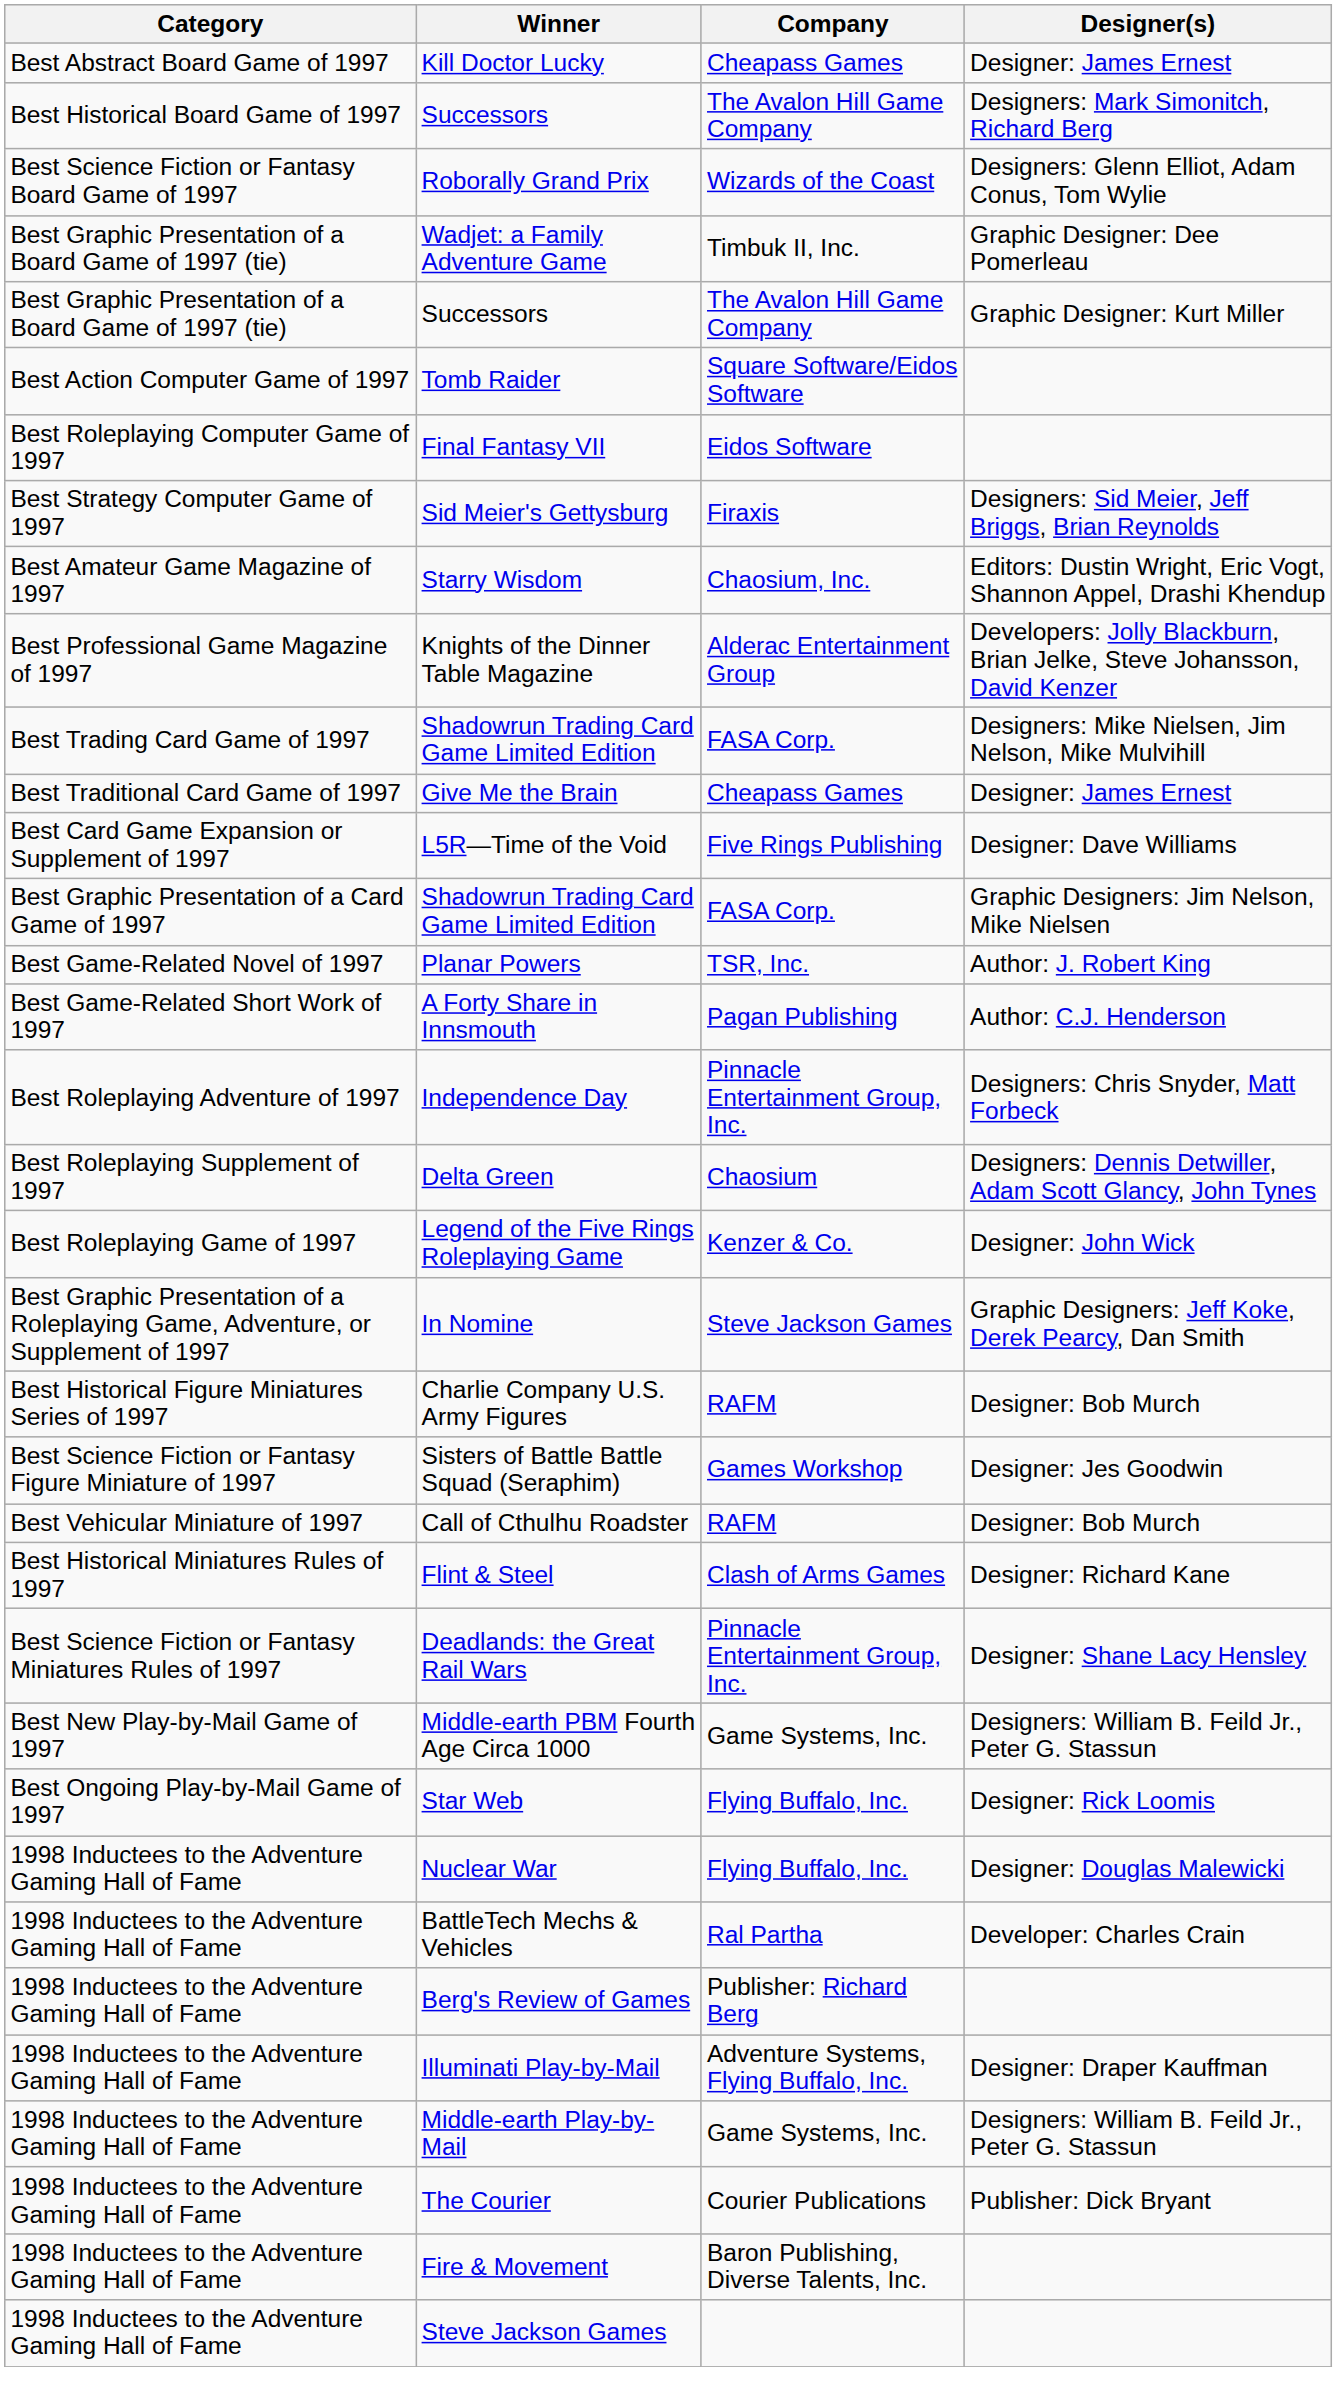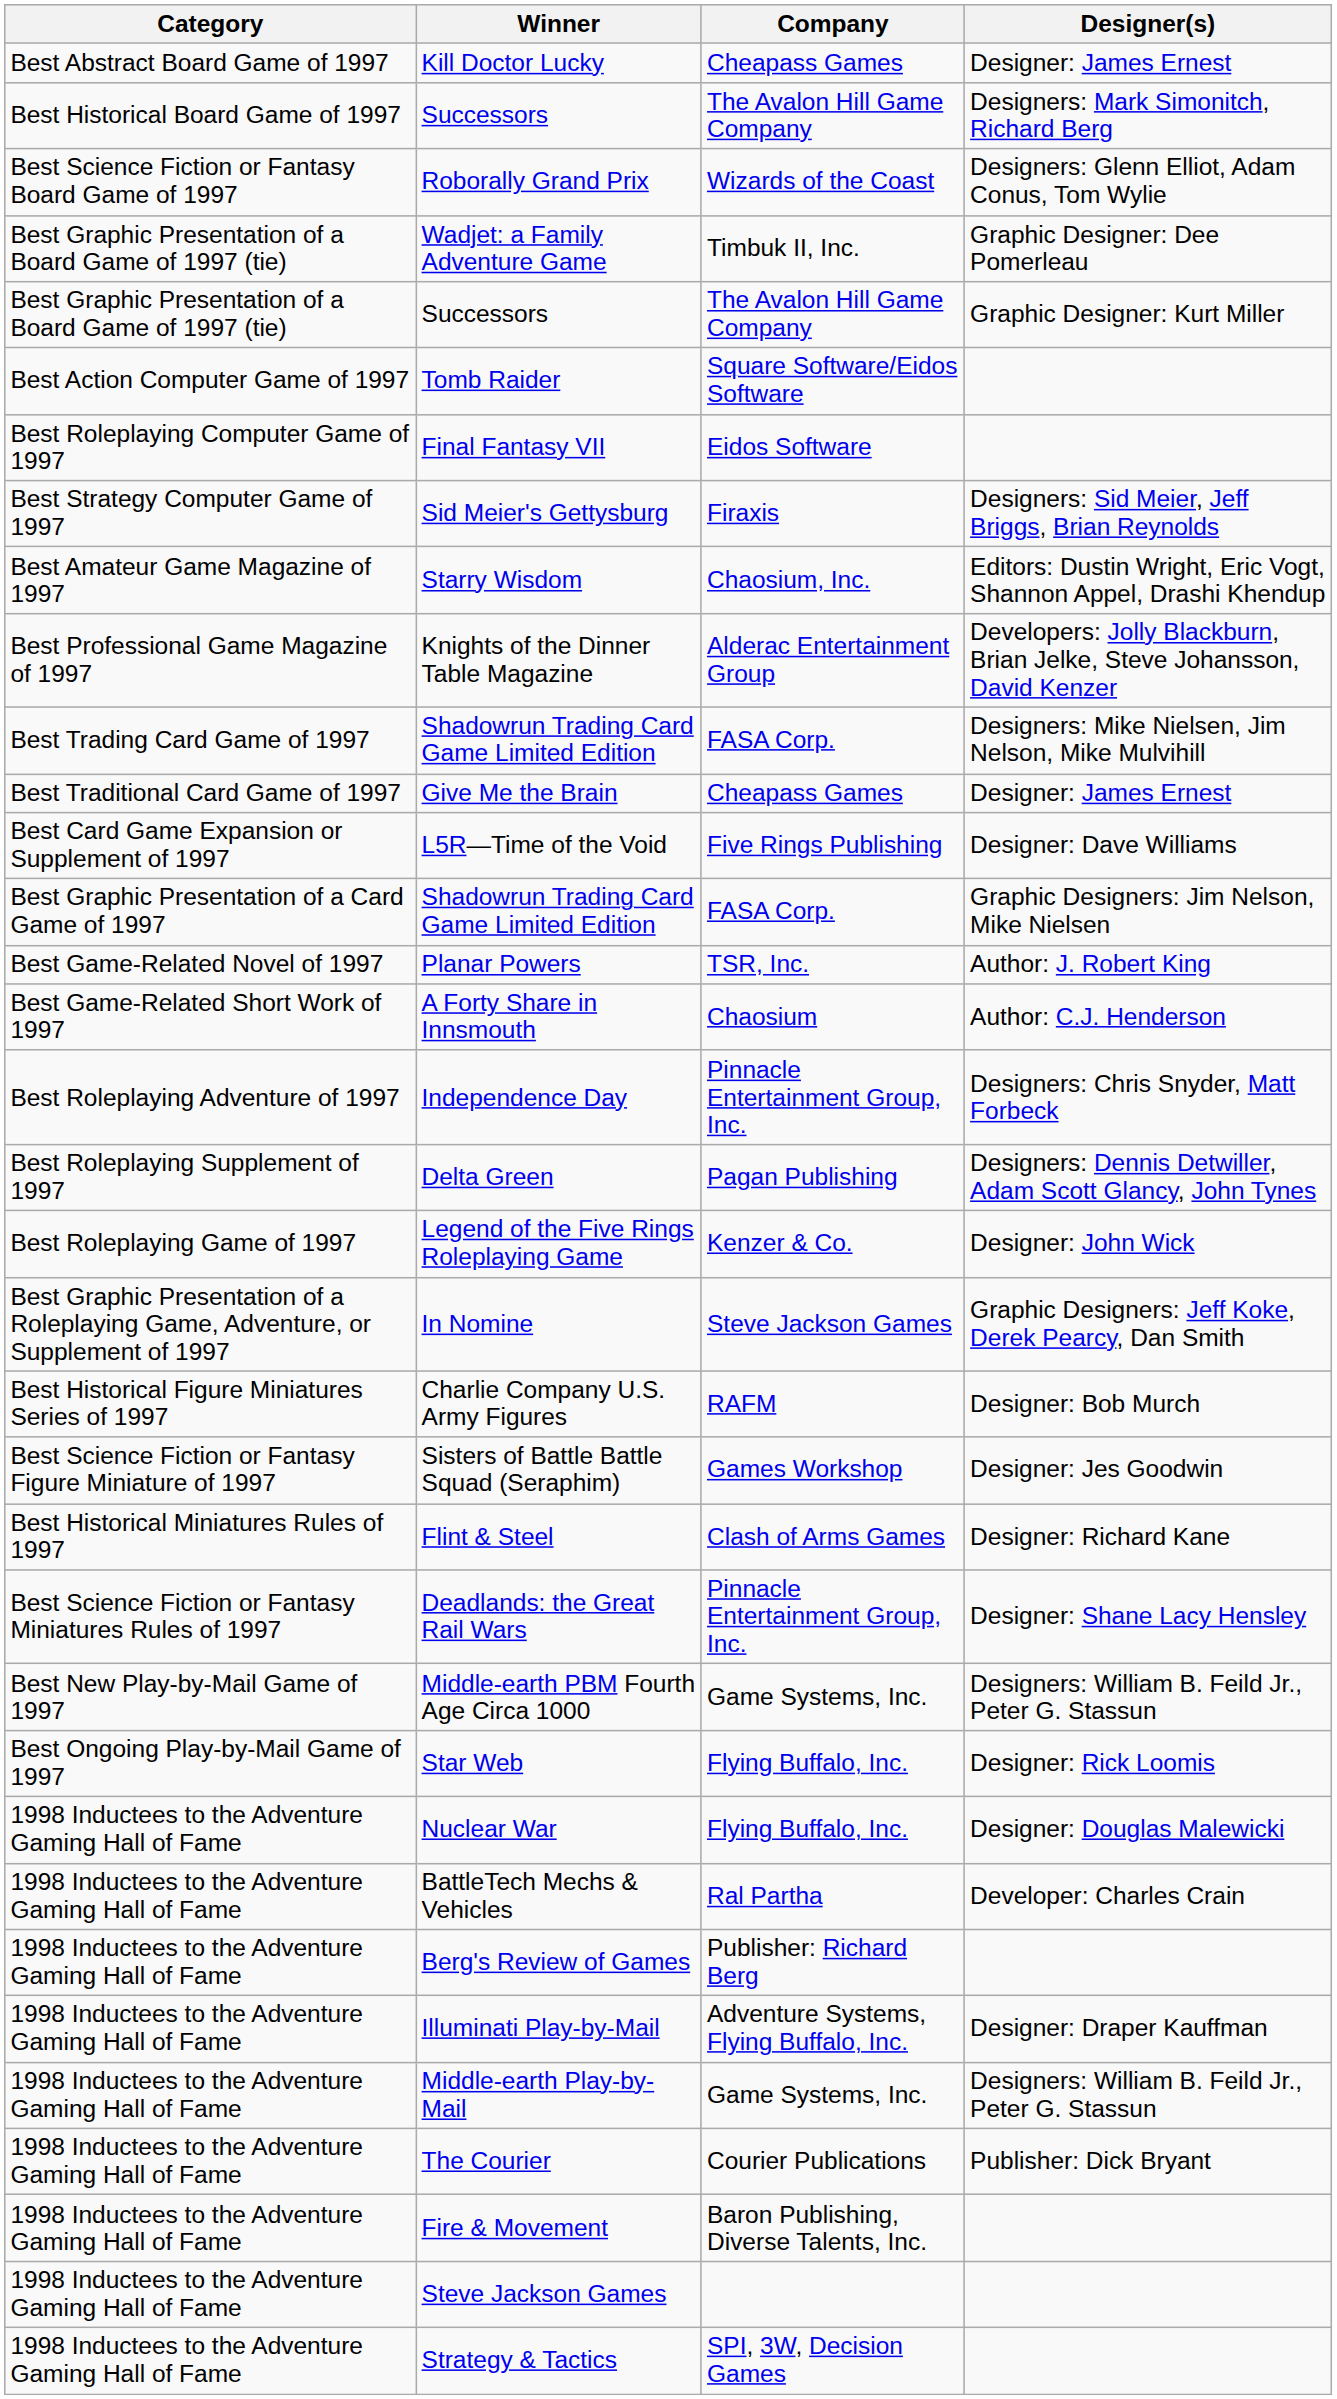(802, 1016) Pagan Publishing -> (762, 1016) Chaosium
(762, 1177) Chaosium -> (802, 1177) Pagan Publishing
- row: (555, 1522)
+ row: (519, 2360)
